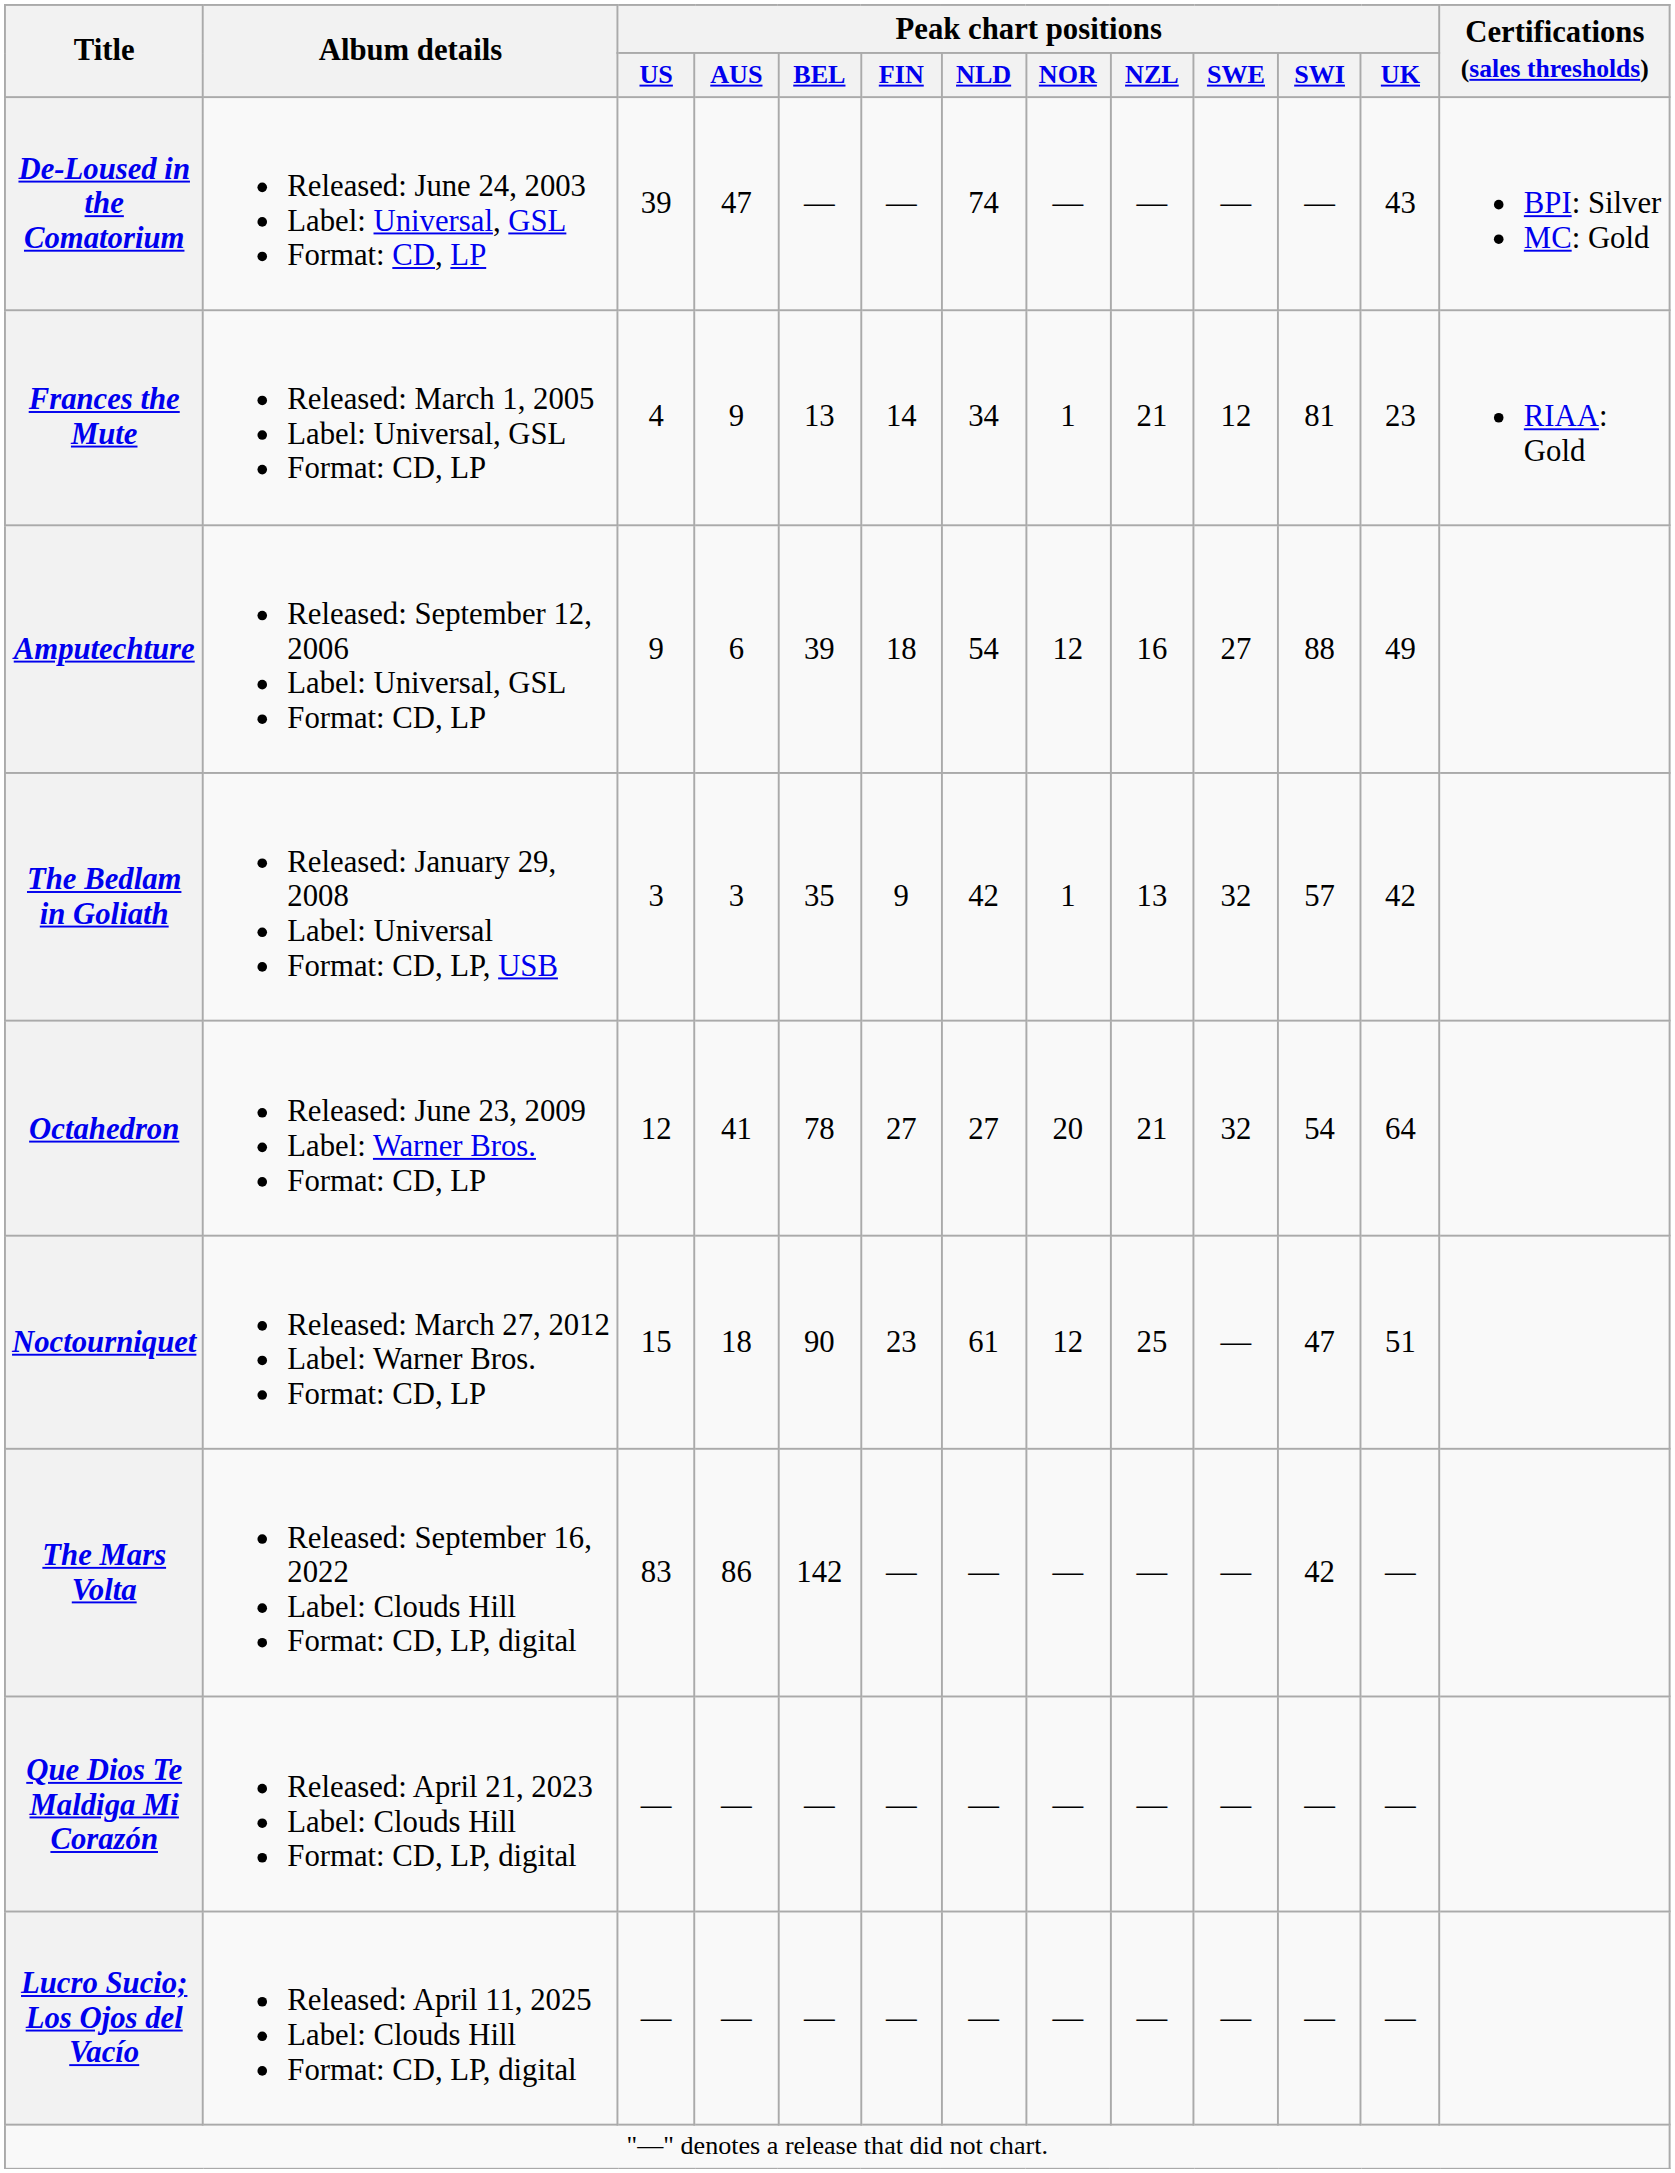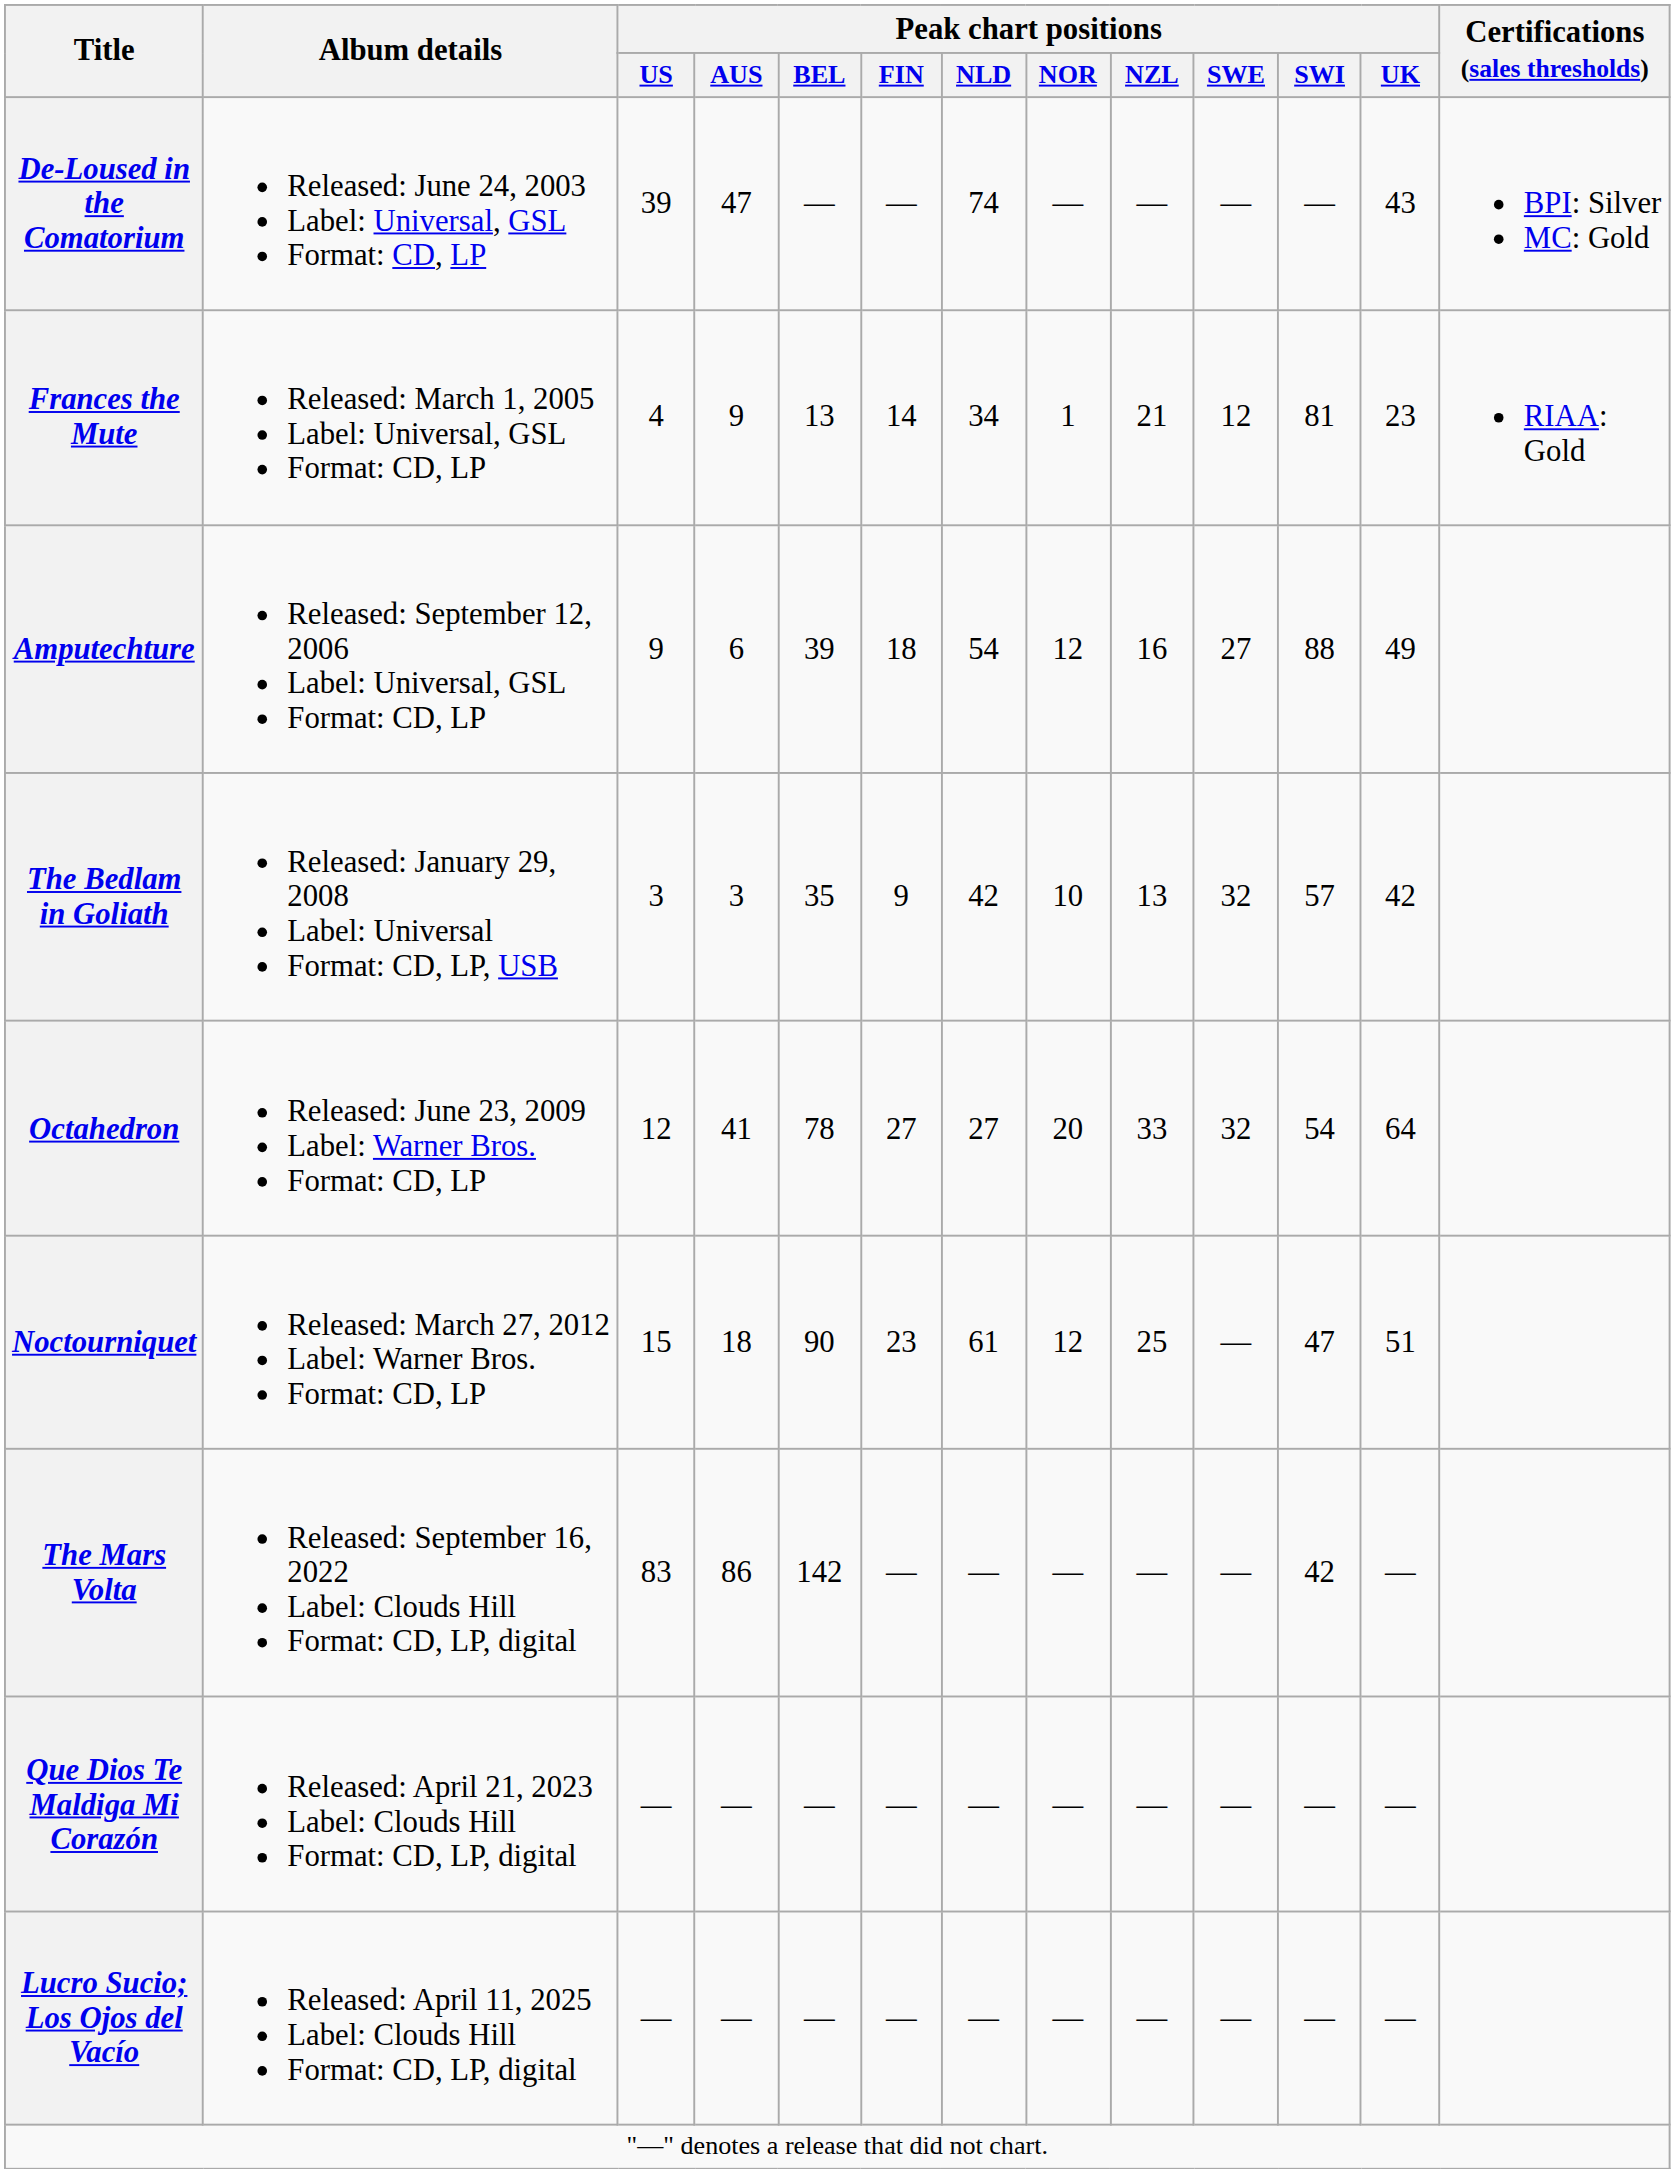(1068, 896) 1 -> (1068, 896) 10
(1152, 1127) 21 -> (1152, 1127) 33
